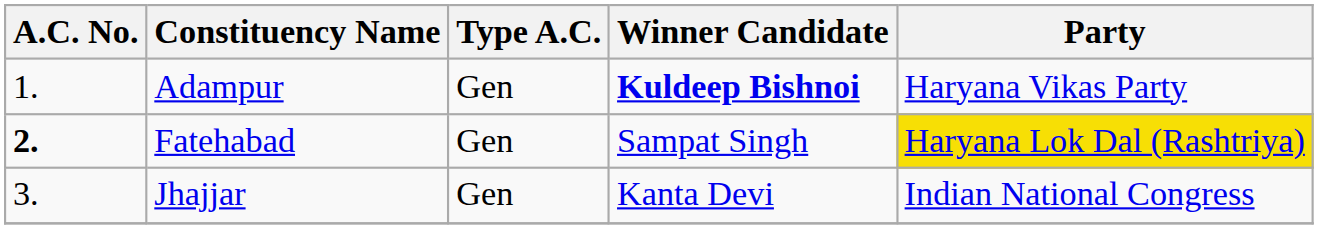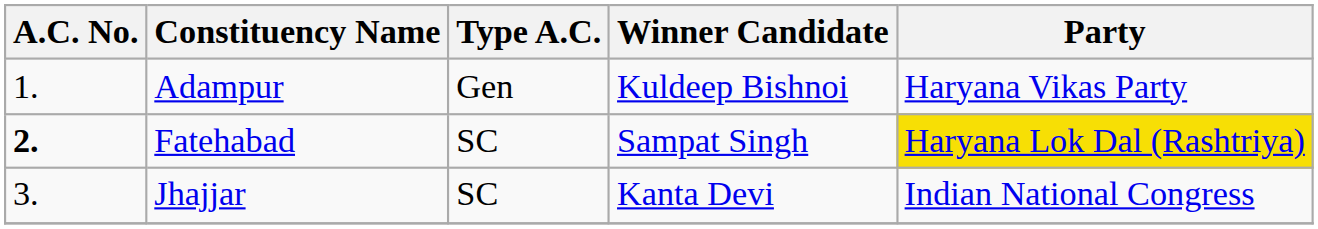(738, 85) bold -> (733, 85) normal
(485, 140) Gen -> (477, 140) SC
(485, 194) Gen -> (477, 194) SC
